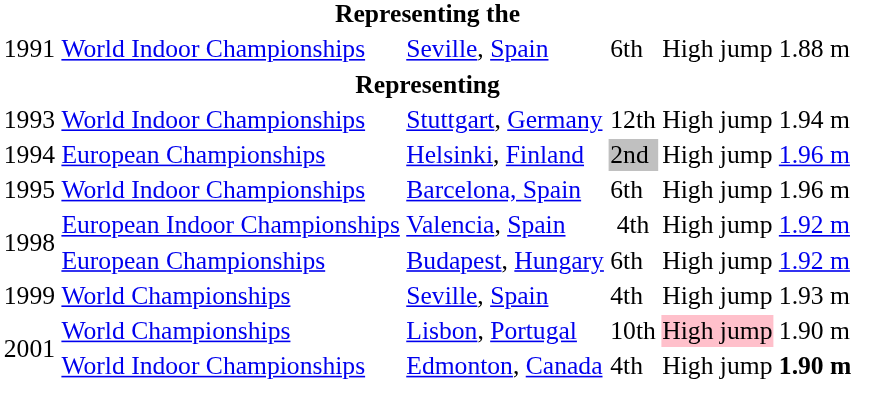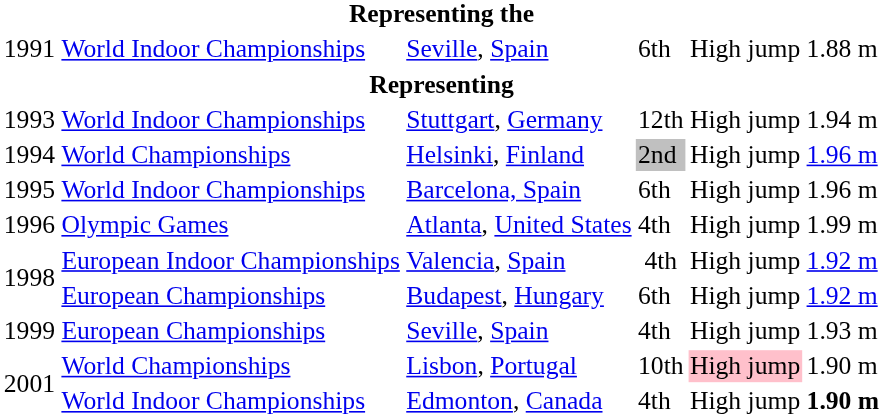(193, 154) European Championships -> (176, 154) World Championships
+ row: (29, 225)
(176, 295) World Championships -> (193, 330) European Championships
